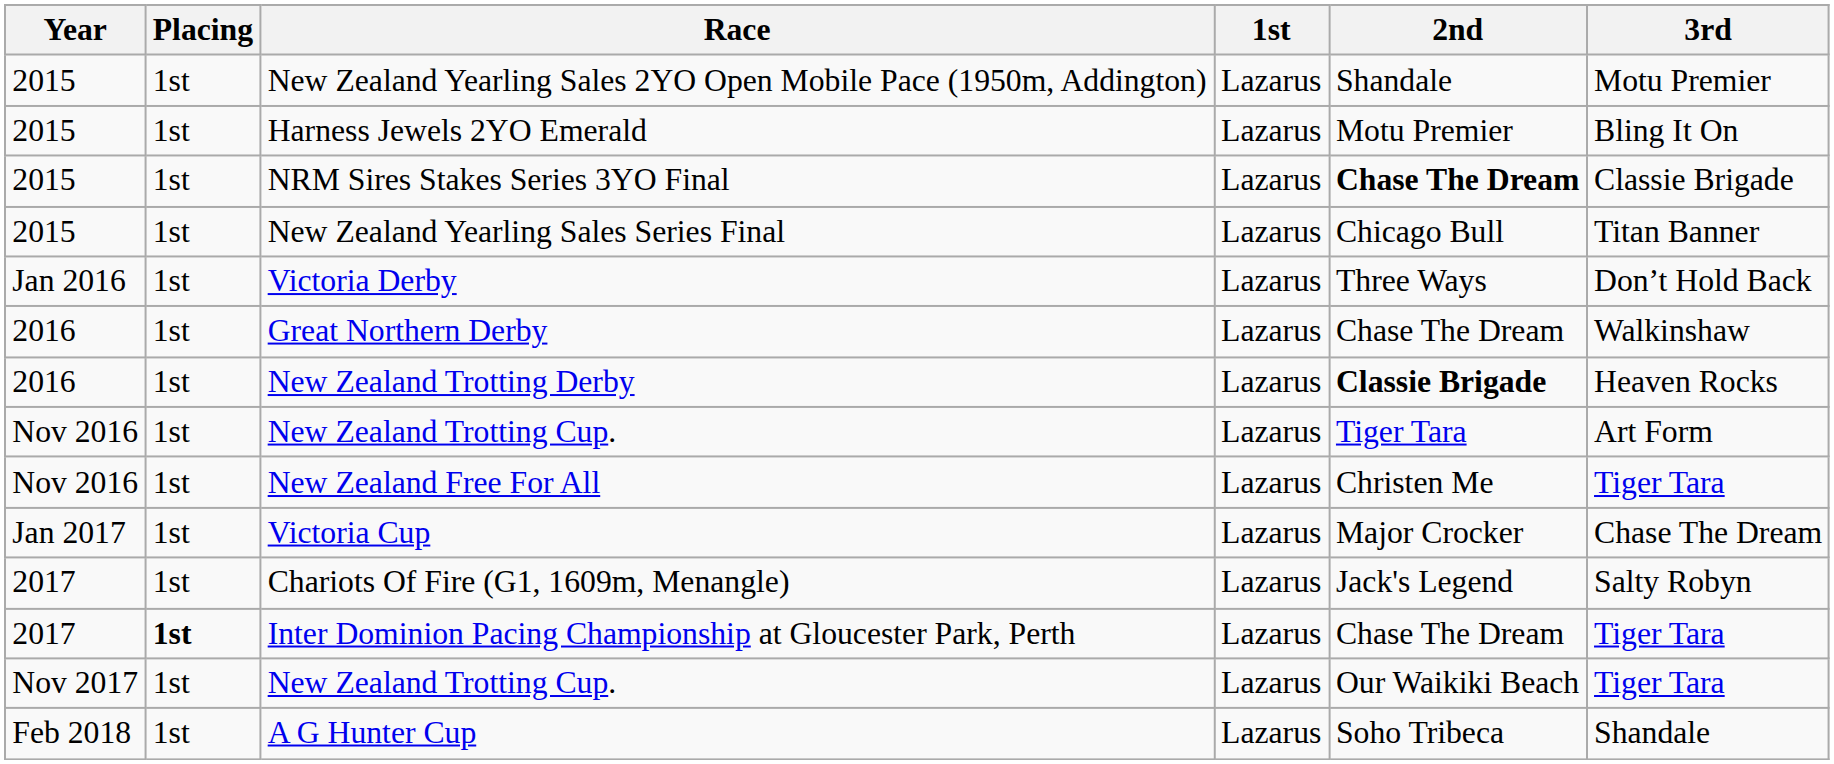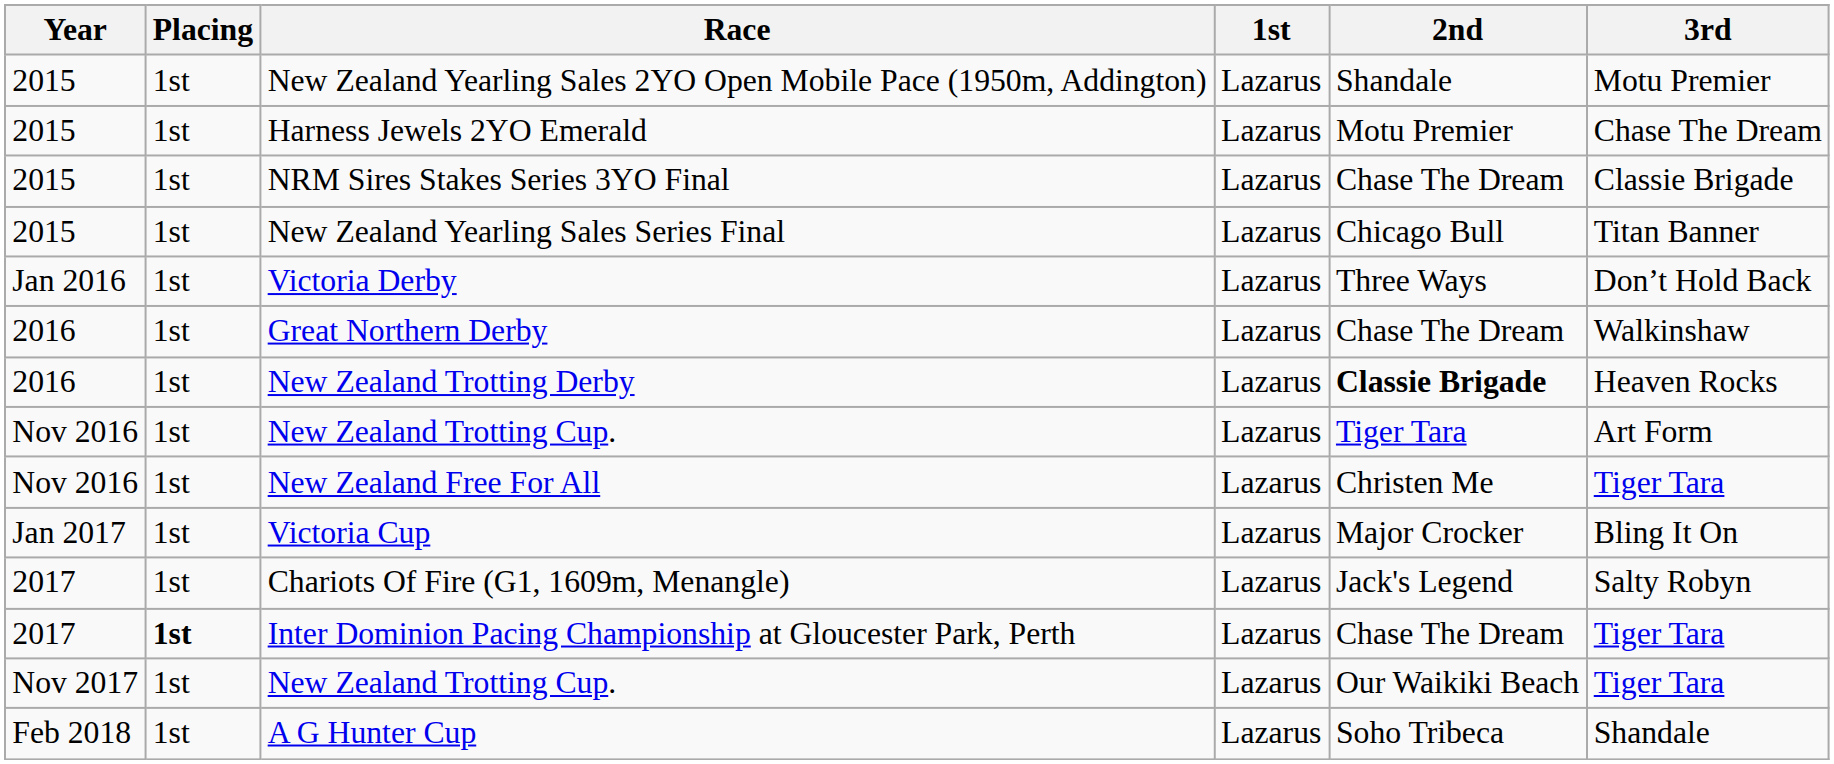(1666, 130) Bling It On -> (1708, 130) Chase The Dream
(1458, 180) bold -> (1450, 180) normal
(1708, 532) Chase The Dream -> (1666, 532) Bling It On
